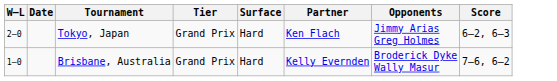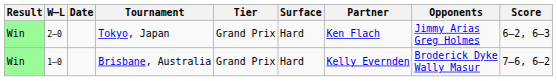+ column: (25, 12)
